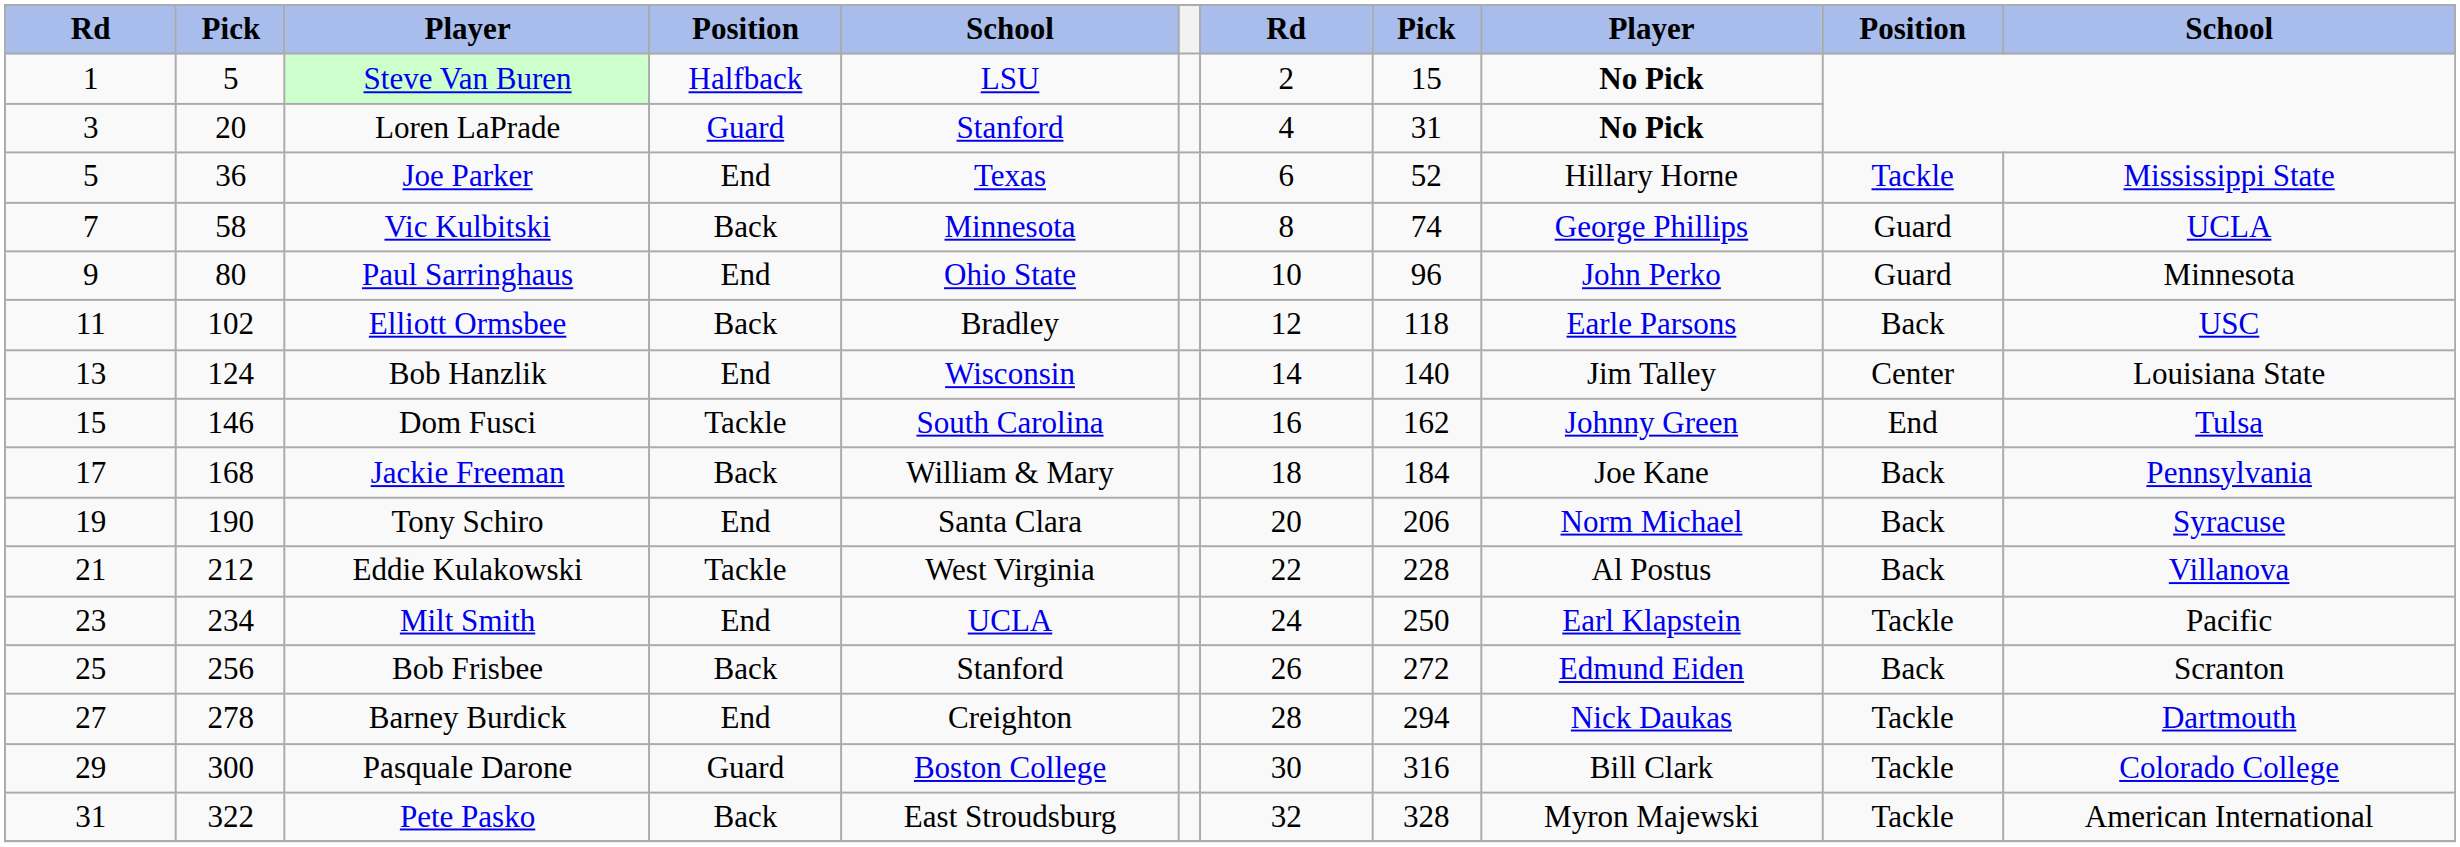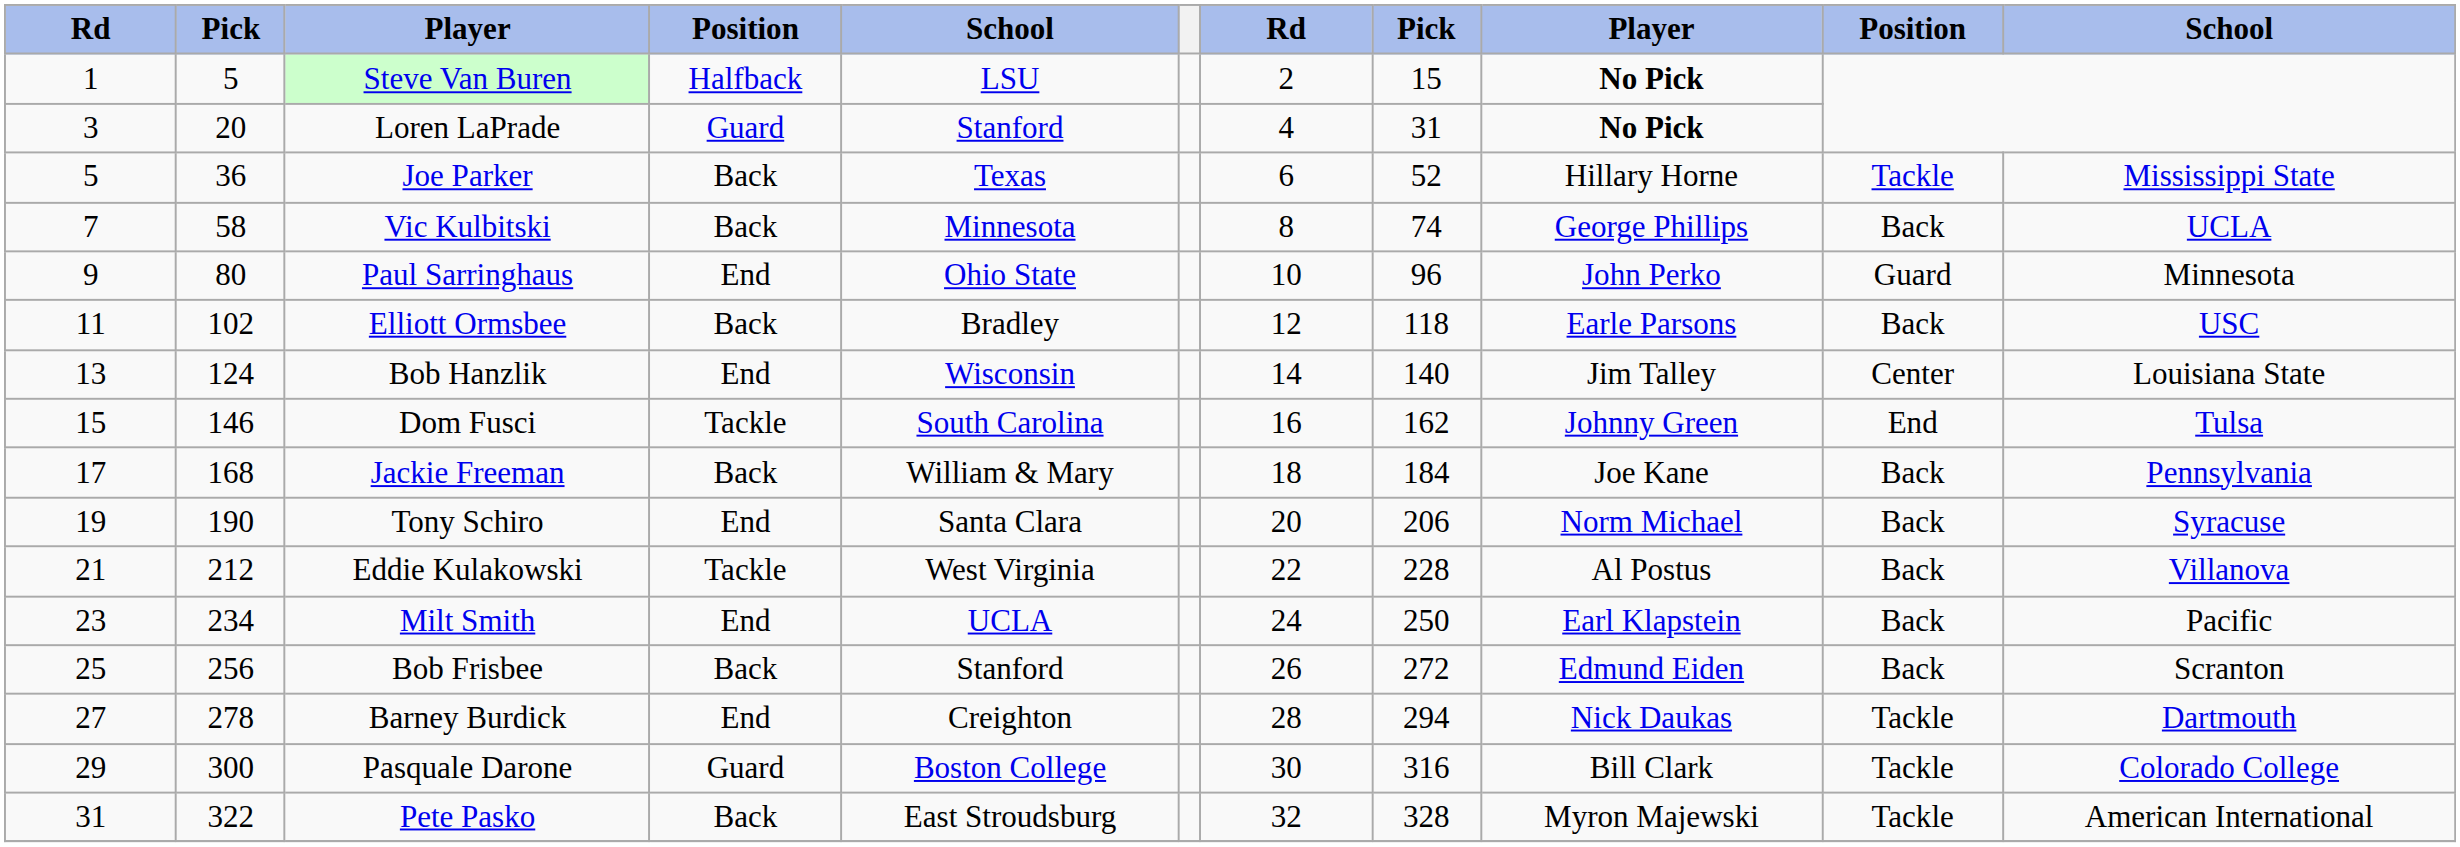(745, 176) End -> (745, 176) Back
(1913, 226) Guard -> (1913, 226) Back
(1913, 619) Tackle -> (1913, 619) Back
